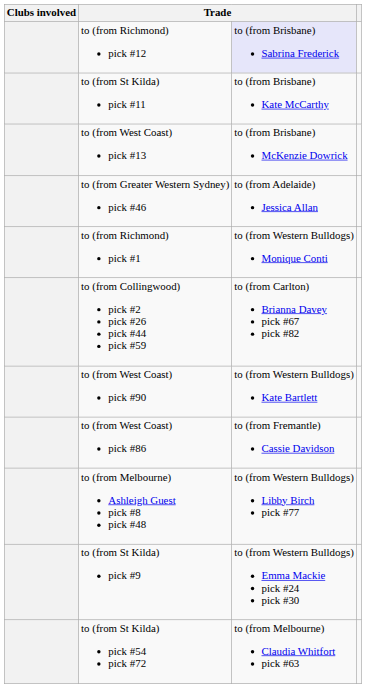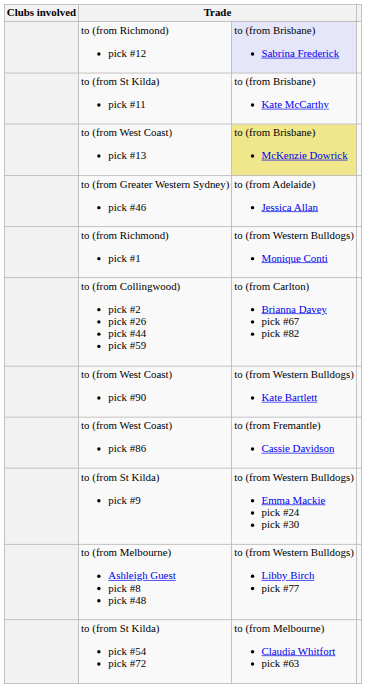(294, 144) no background -> (294, 144) khaki background
rows swapped: (155, 501) <-> (155, 564)
